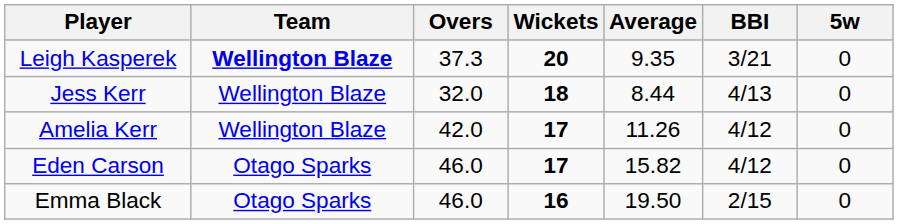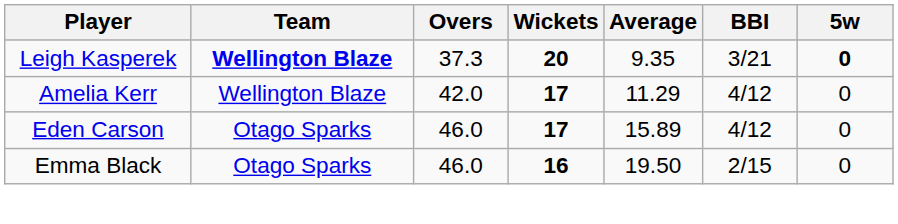(845, 58) normal -> (845, 58) bold
- row: (98, 93)
(653, 129) 11.26 -> (653, 93) 11.29
(653, 165) 15.82 -> (653, 129) 15.89
